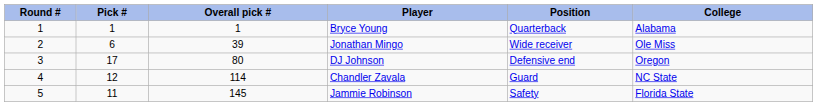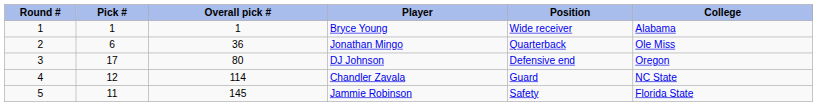(538, 28) Quarterback -> (541, 28) Wide receiver
(238, 45) 39 -> (238, 45) 36
(541, 45) Wide receiver -> (538, 45) Quarterback
